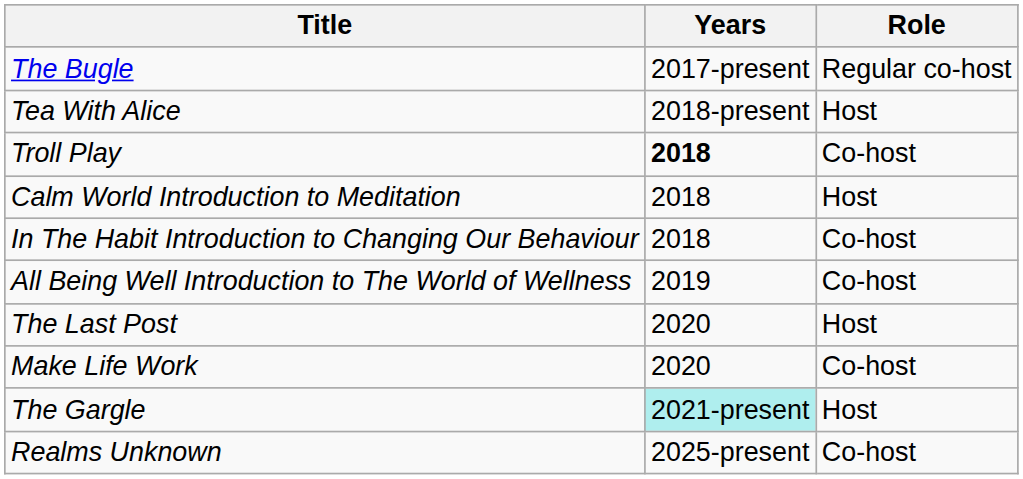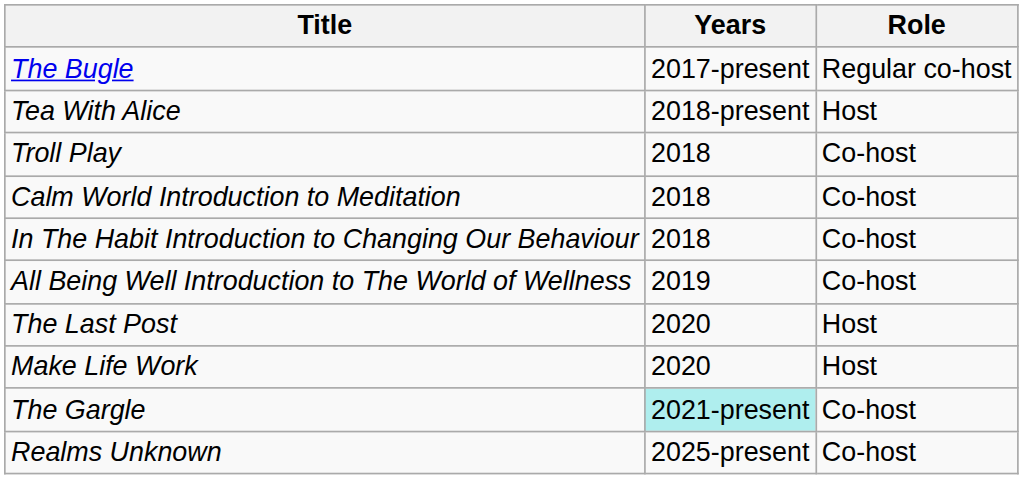(681, 153) bold -> (681, 153) normal
(849, 196) Host -> (869, 196) Co-host
(869, 366) Co-host -> (849, 366) Host
(849, 409) Host -> (869, 409) Co-host
